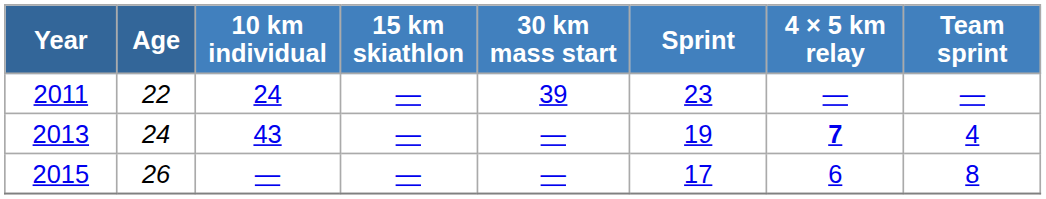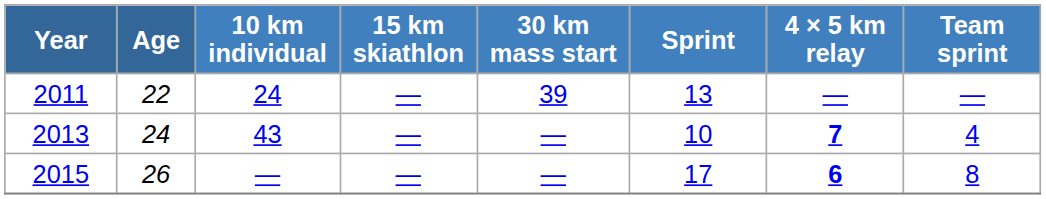(698, 94) 23 -> (698, 94) 13
(698, 134) 19 -> (698, 134) 10
(835, 174) normal -> (835, 174) bold
